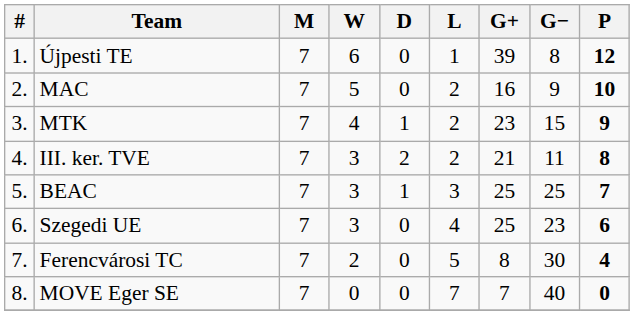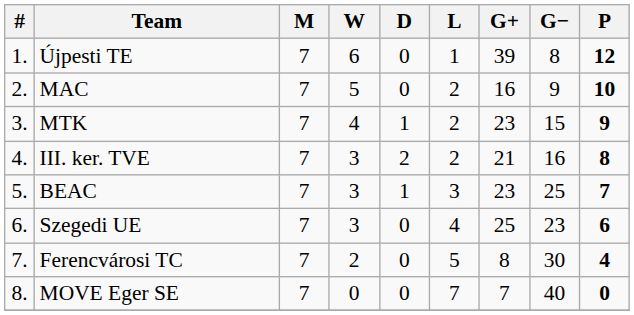(554, 157) 11 -> (554, 157) 16
(504, 191) 25 -> (504, 191) 23
